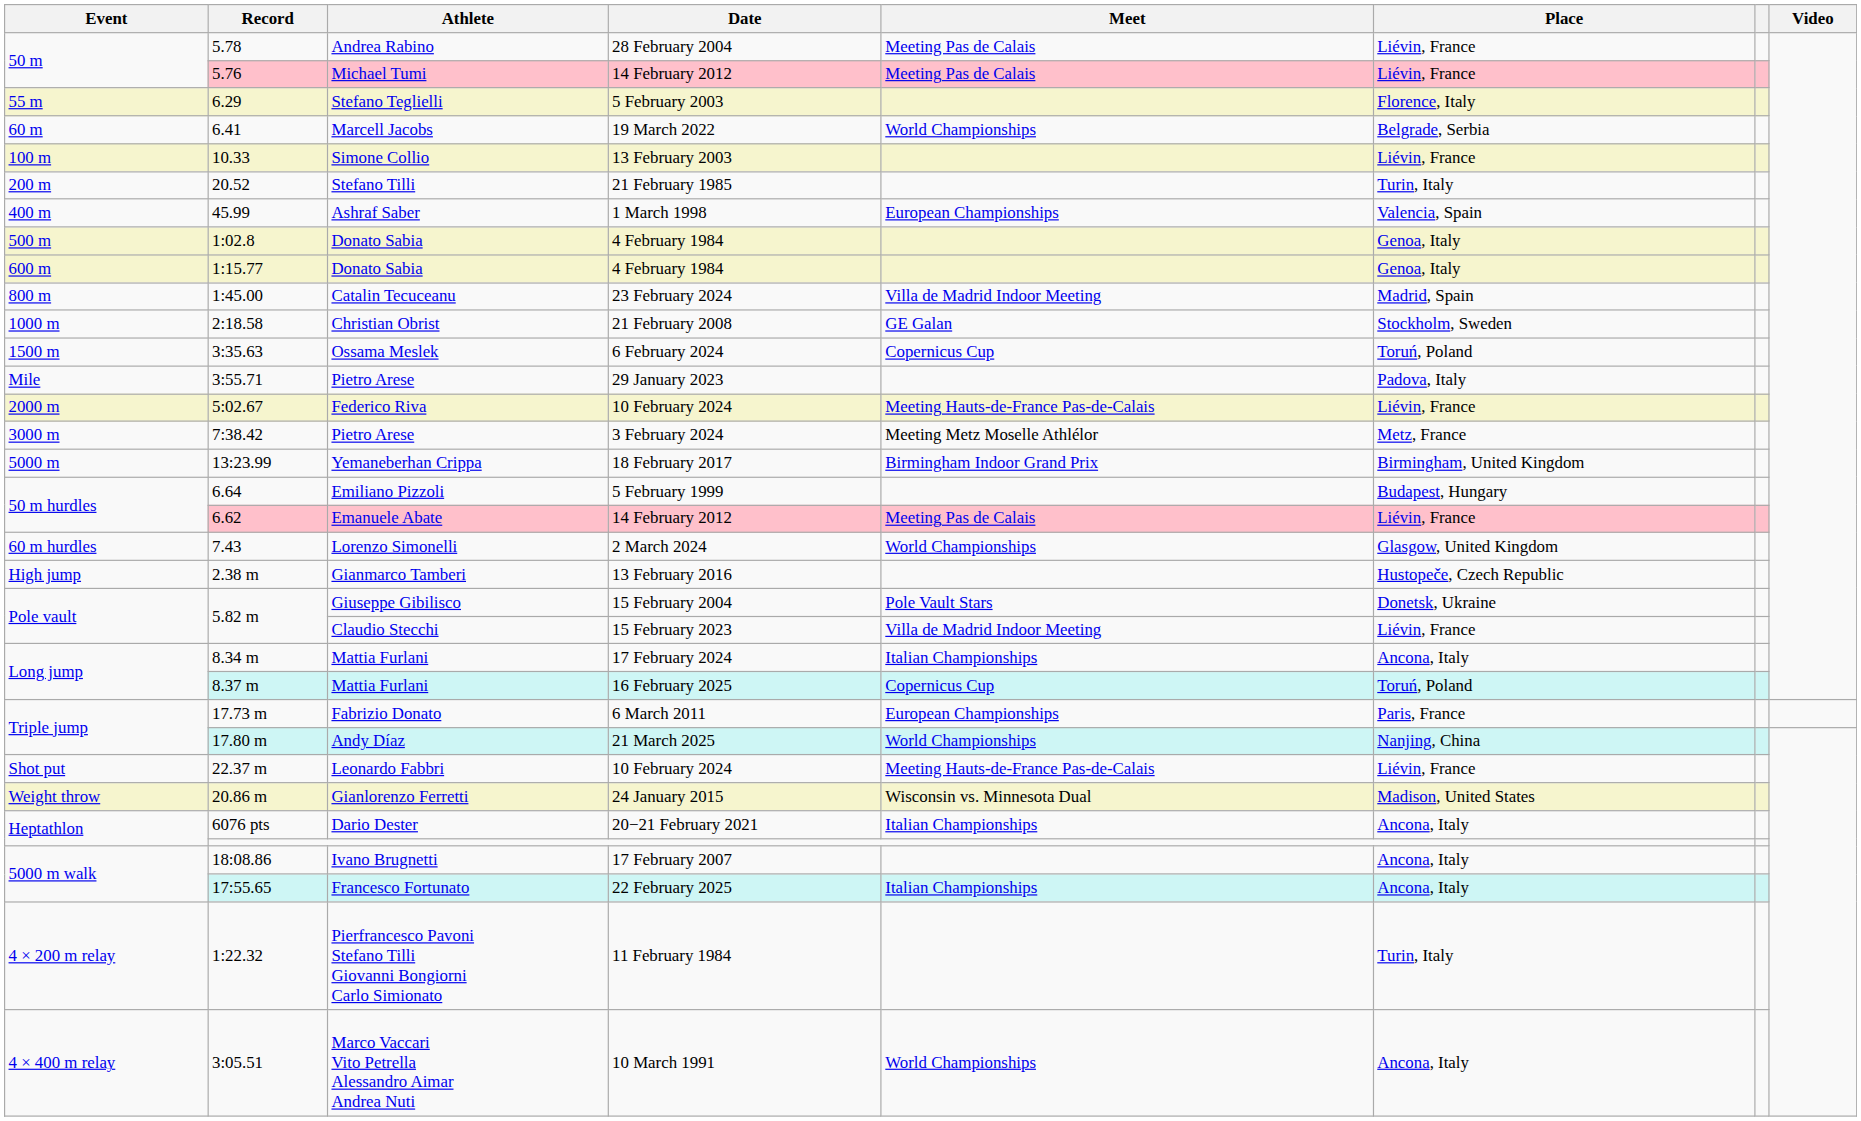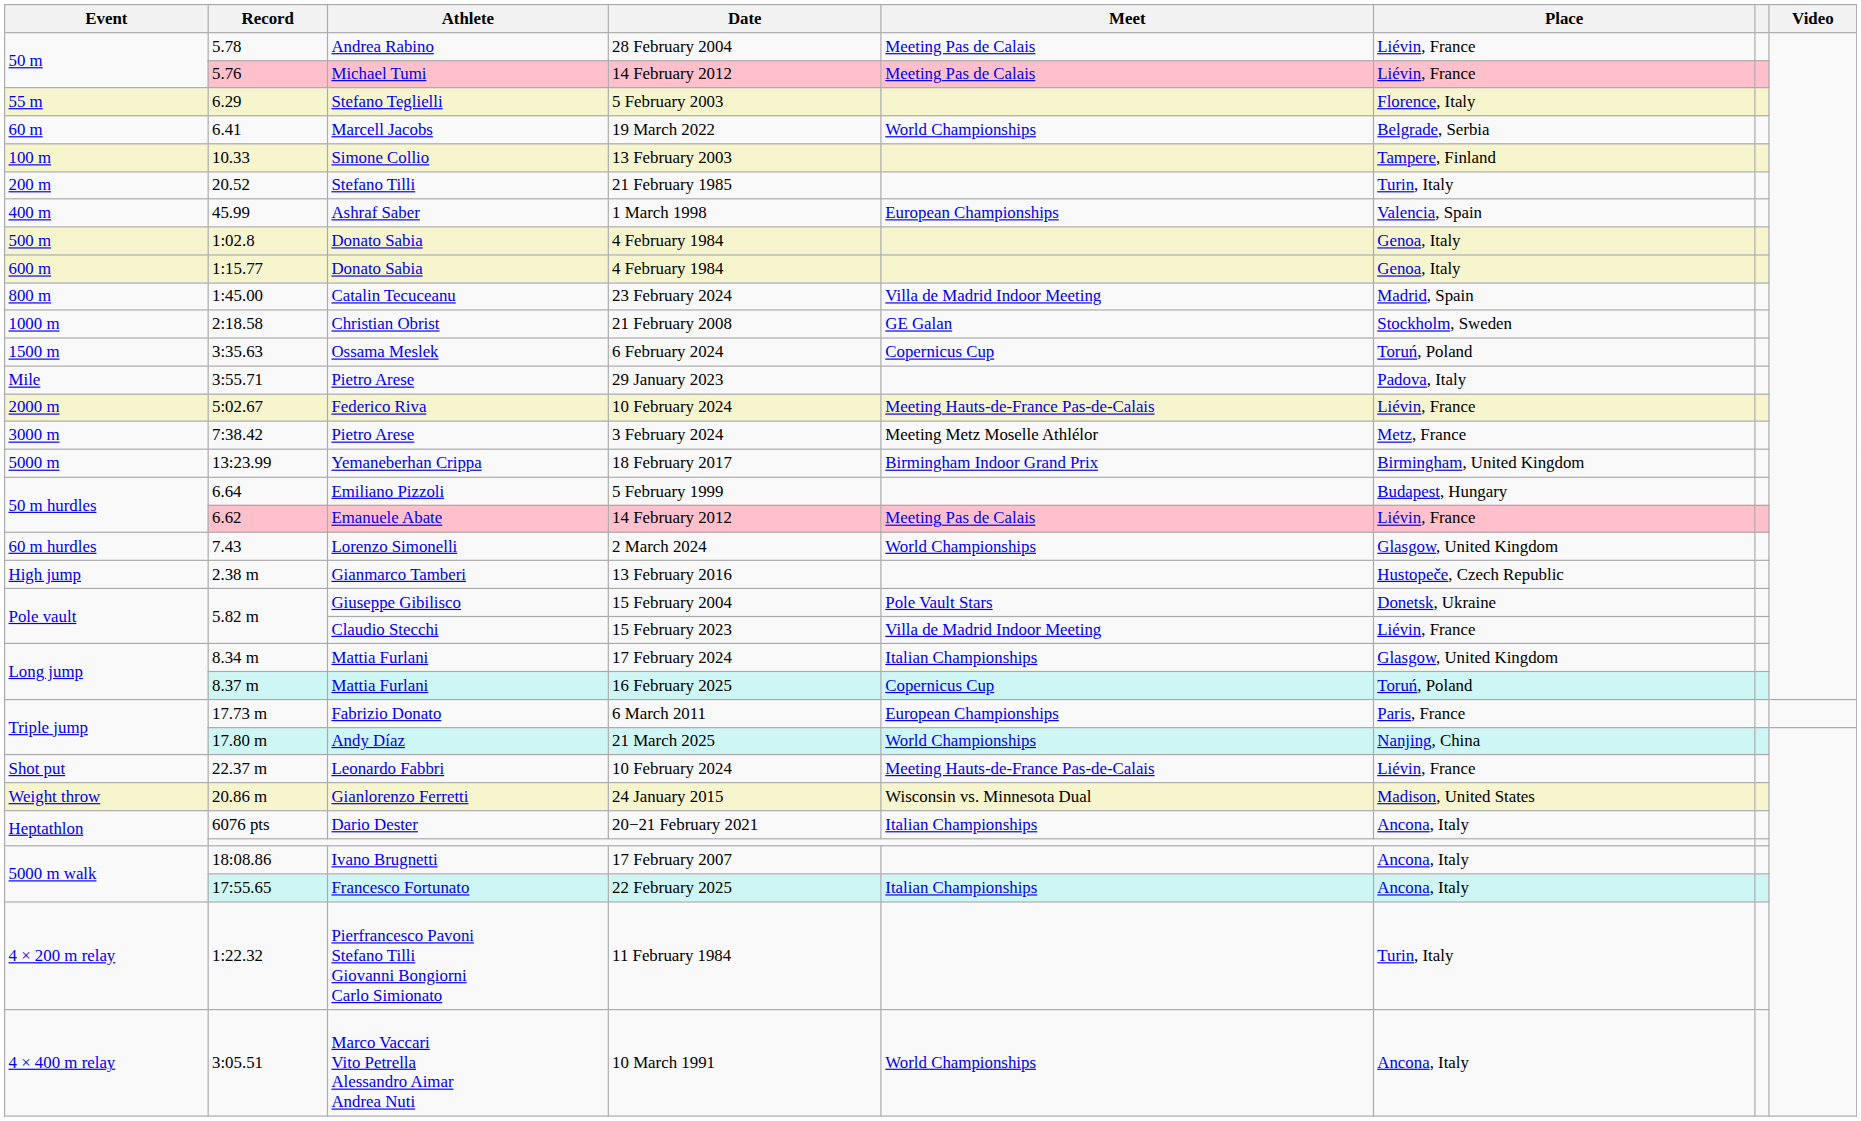(1426, 157) Liévin, France -> (1437, 157) Tampere, Finland
(1423, 657) Ancona, Italy -> (1468, 657) Glasgow, United Kingdom
